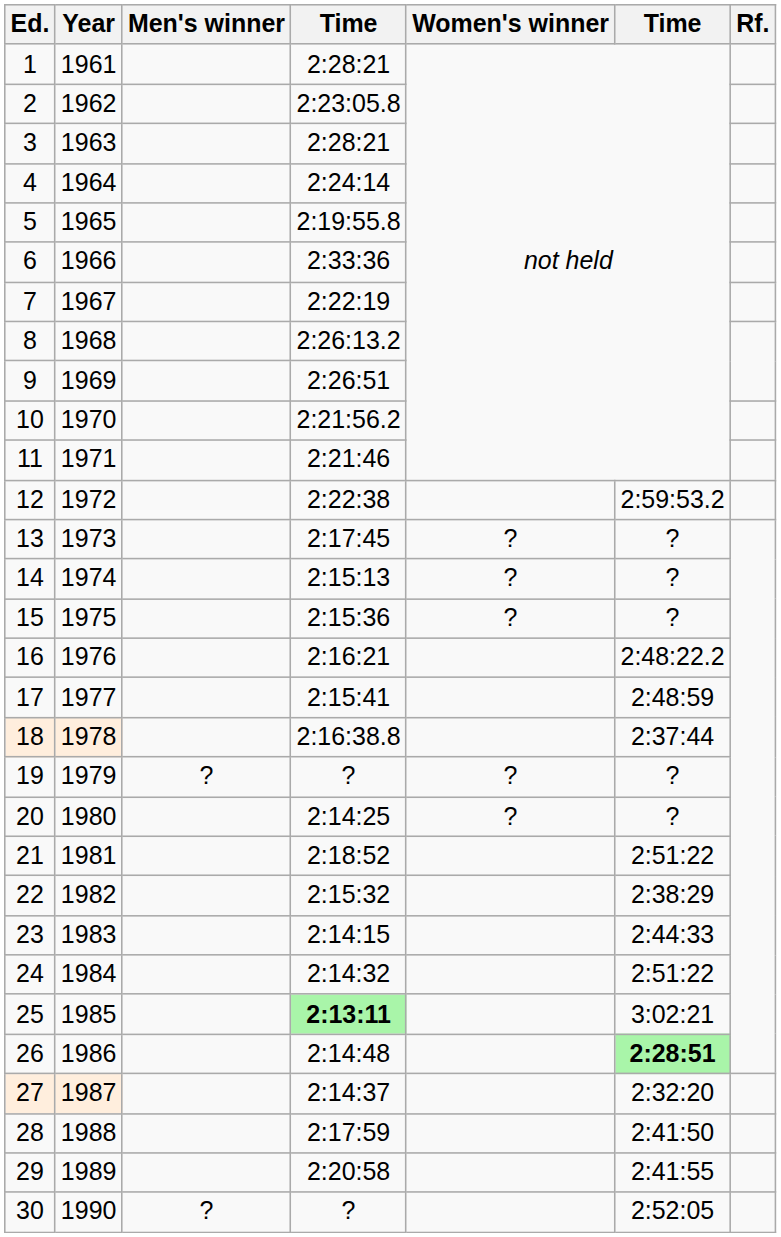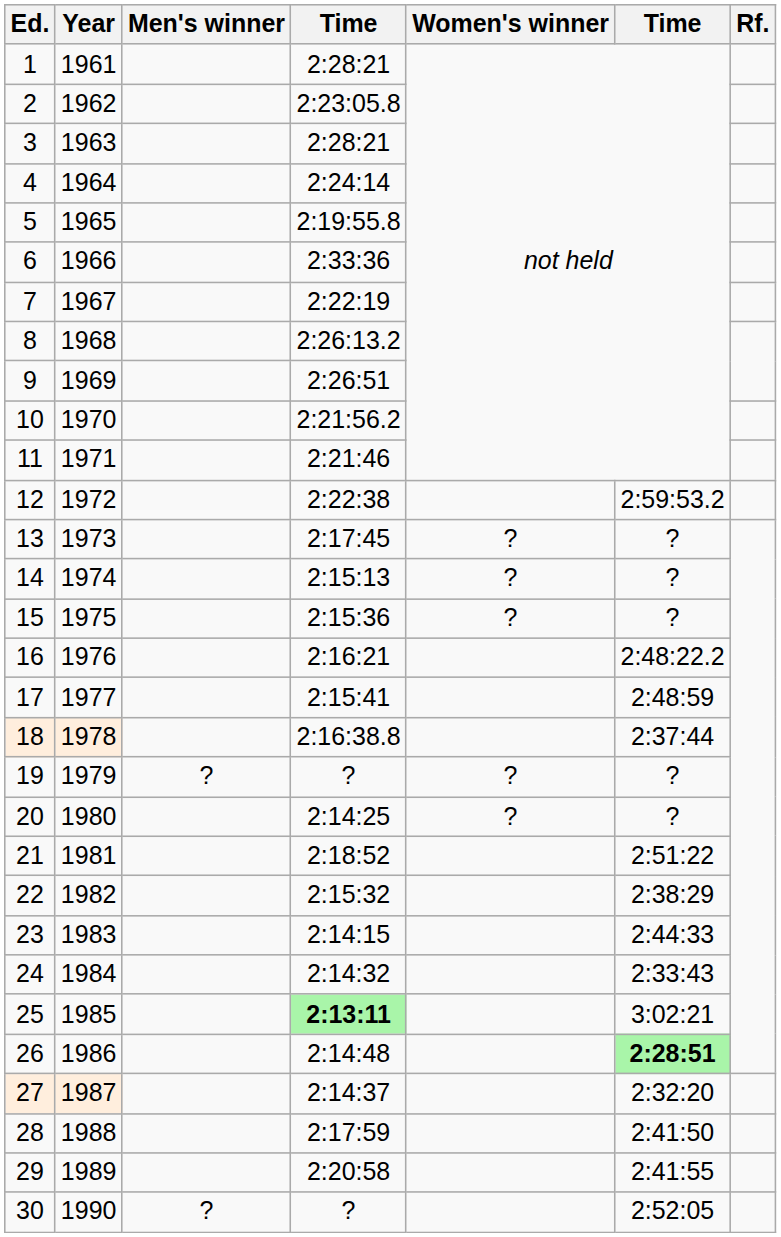(673, 974) 2:51:22 -> (673, 974) 2:33:43
